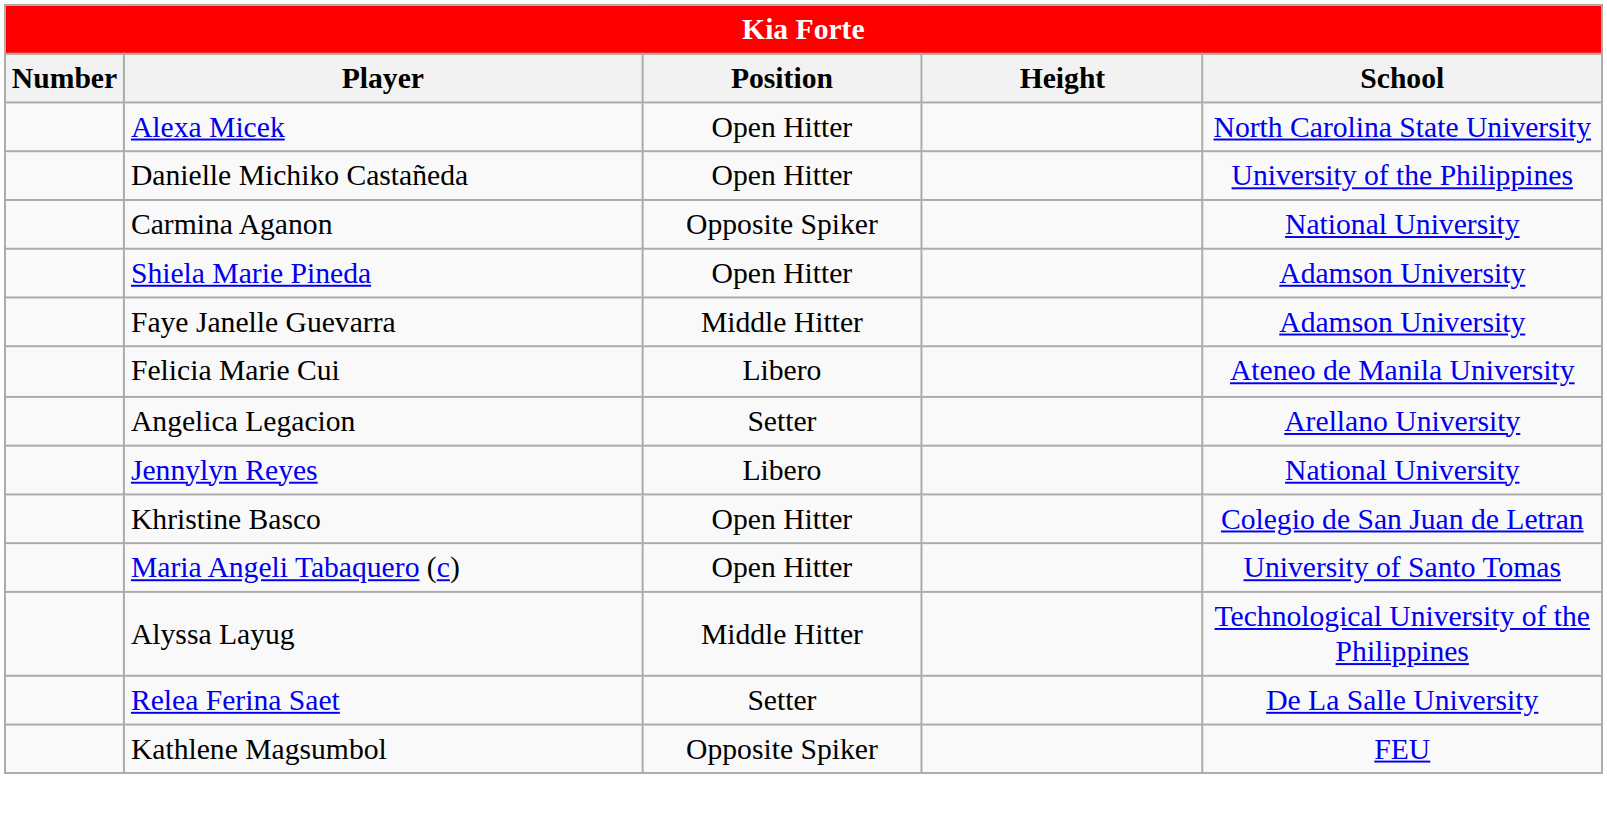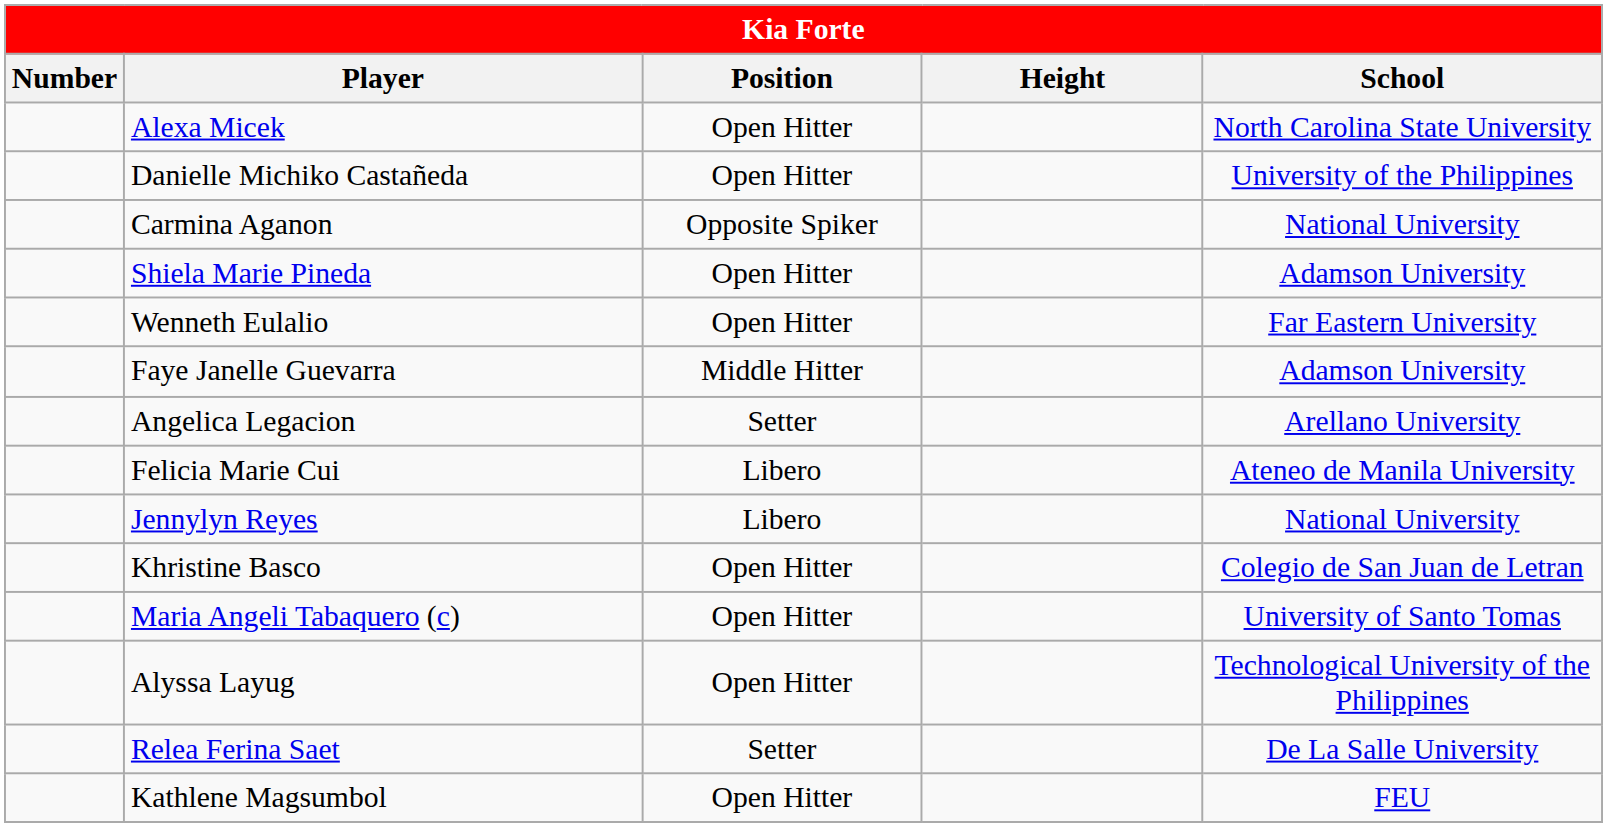+ row: (230, 322)
rows swapped: (235, 371) <-> (243, 420)
(782, 633) Middle Hitter -> (782, 682) Open Hitter
(782, 748) Opposite Spiker -> (782, 797) Open Hitter
